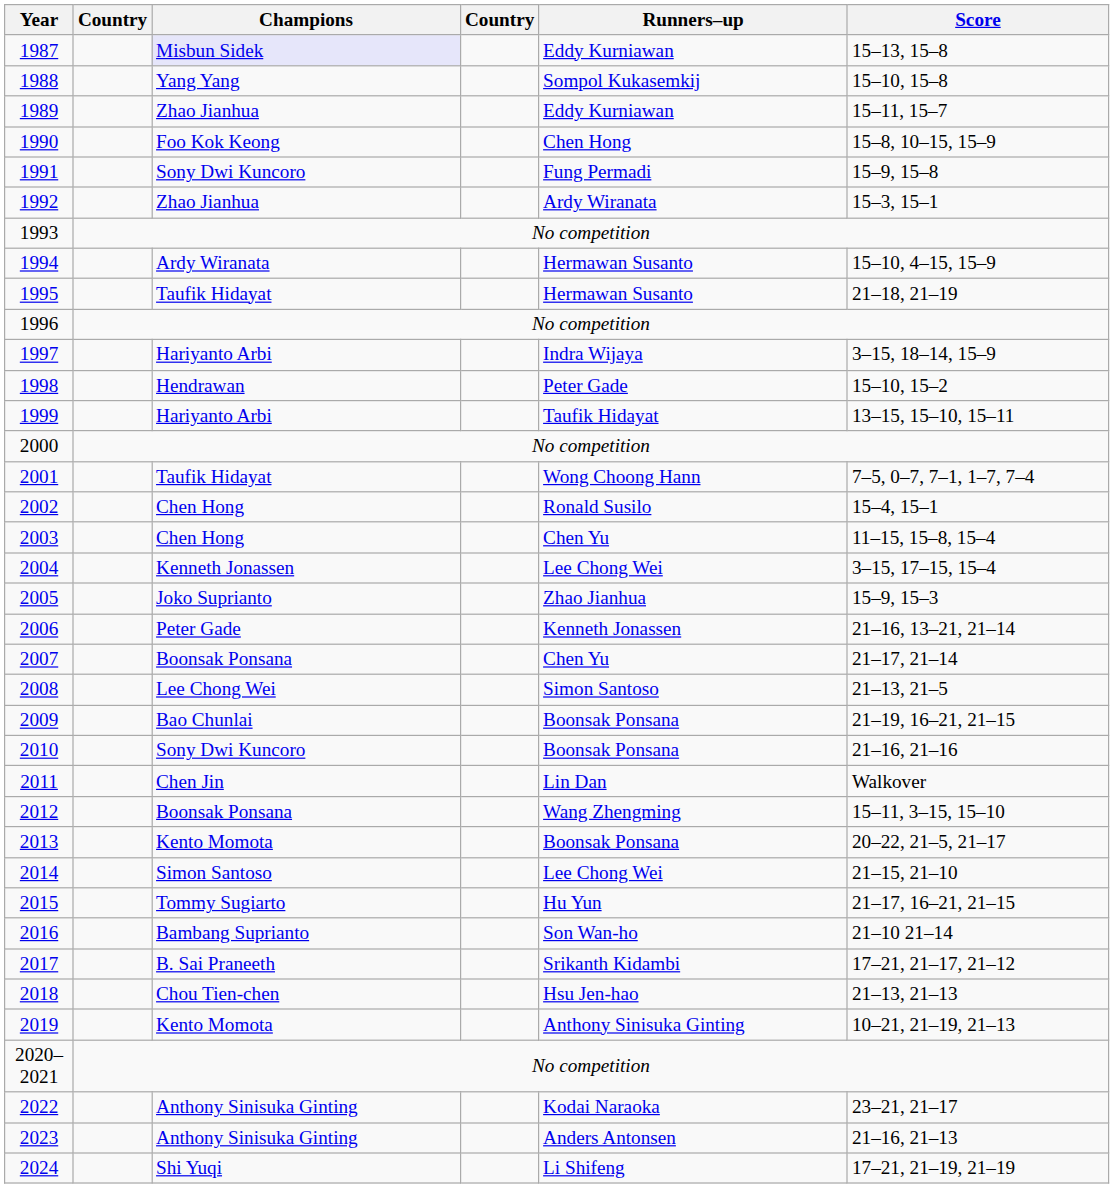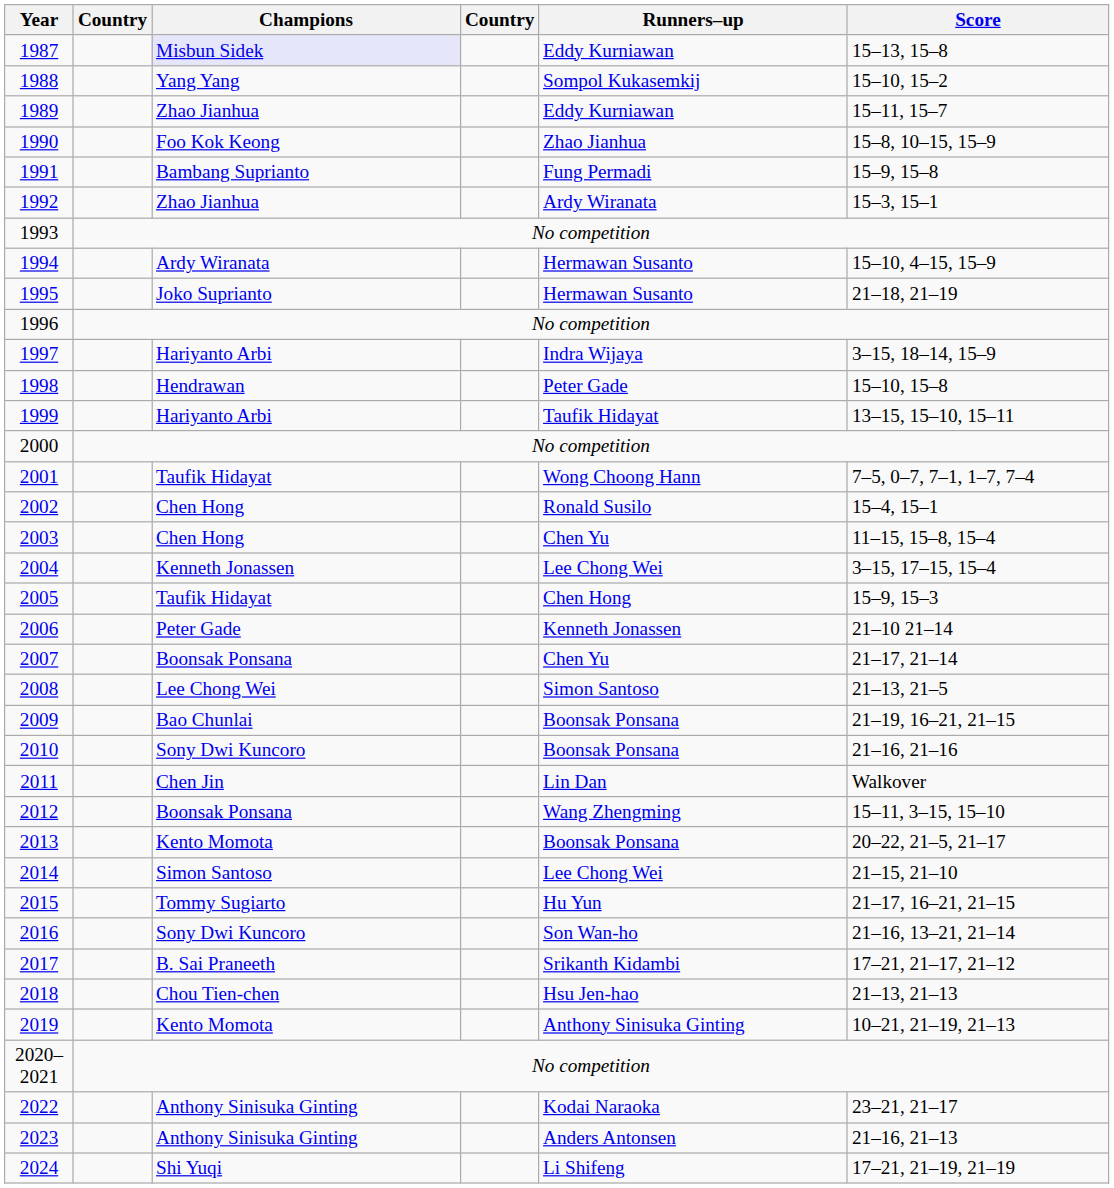(900, 80) 15–10, 15–8 -> (900, 80) 15–10, 15–2
(587, 141) Chen Hong -> (595, 141) Zhao Jianhua
(231, 171) Sony Dwi Kuncoro -> (233, 171) Bambang Suprianto
(214, 293) Taufik Hidayat -> (214, 293) Joko Suprianto
(900, 385) 15–10, 15–2 -> (900, 385) 15–10, 15–8
(214, 598) Joko Suprianto -> (214, 598) Taufik Hidayat
(595, 598) Zhao Jianhua -> (587, 598) Chen Hong
(934, 628) 21–16, 13–21, 21–14 -> (902, 628) 21–10 21–14
(233, 933) Bambang Suprianto -> (231, 933) Sony Dwi Kuncoro
(902, 933) 21–10 21–14 -> (934, 933) 21–16, 13–21, 21–14
